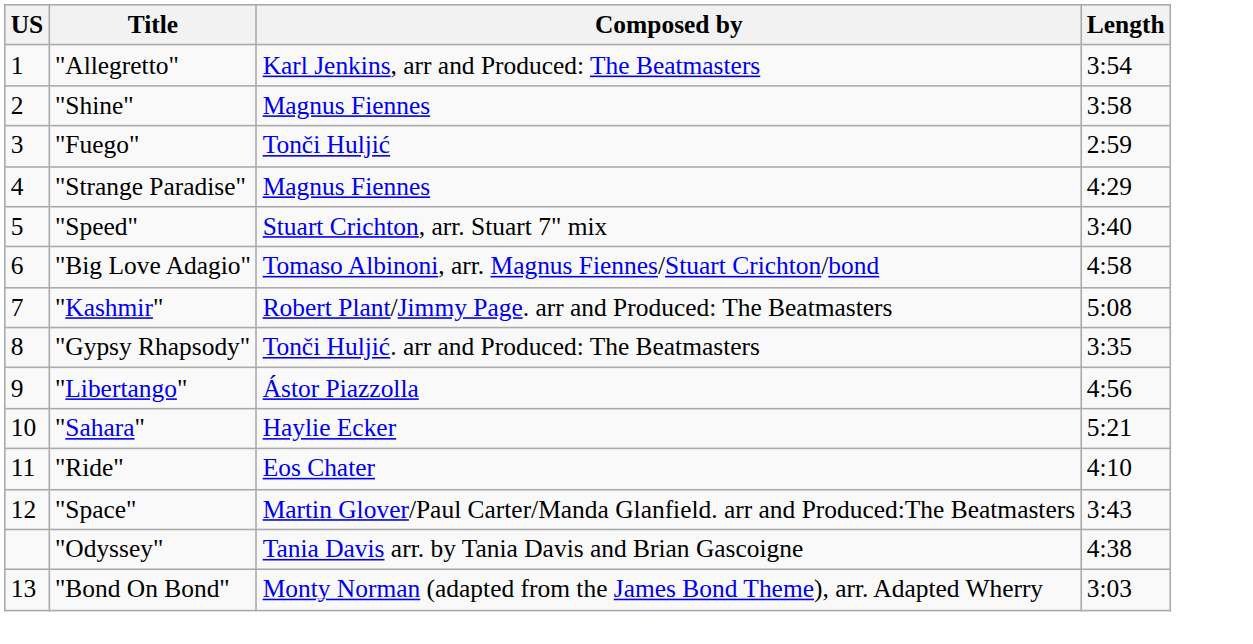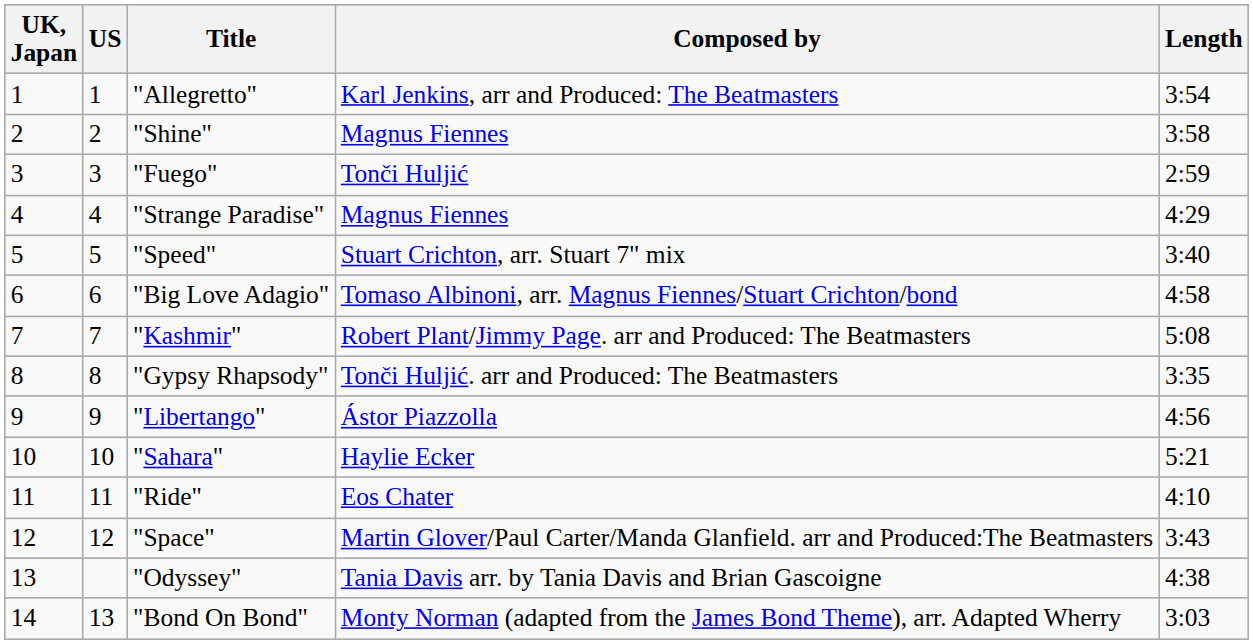+ column: (44, 38)
